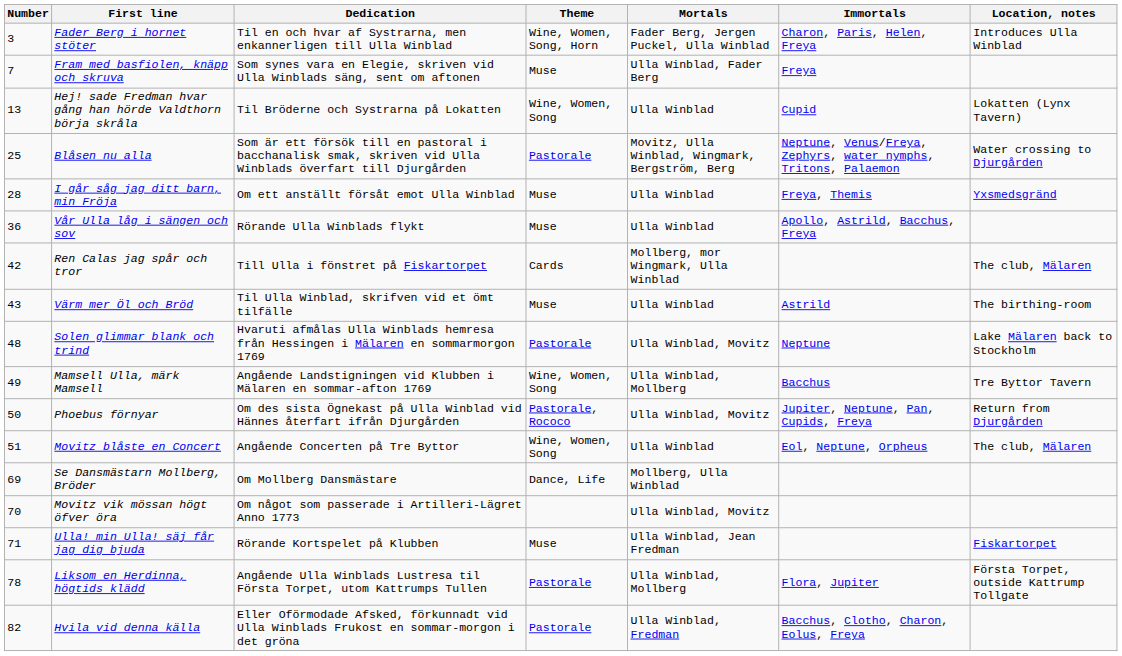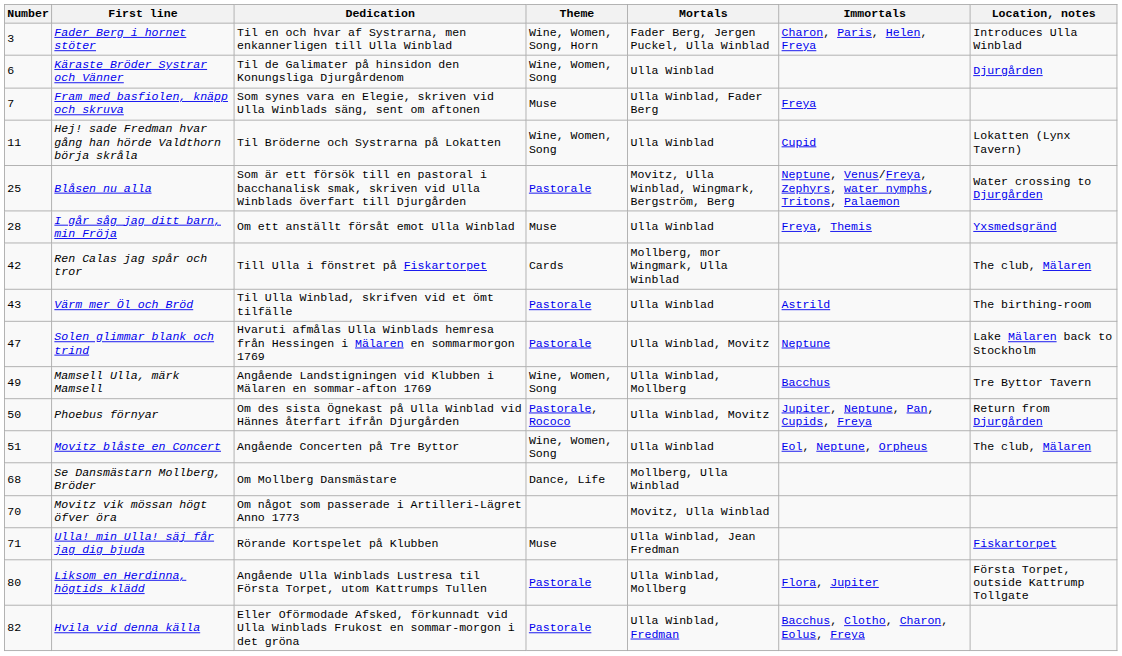+ row: (131, 72)
(14, 110) 13 -> (14, 143) 11
- row: (141, 227)
(543, 305) Muse -> (560, 305) Pastorale
(14, 344) 48 -> (14, 344) 47
(14, 479) 69 -> (14, 479) 68
(700, 511) Ulla Winblad, Movitz -> (700, 511) Movitz, Ulla Winblad
(14, 583) 78 -> (14, 583) 80
